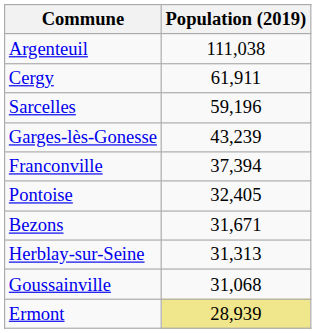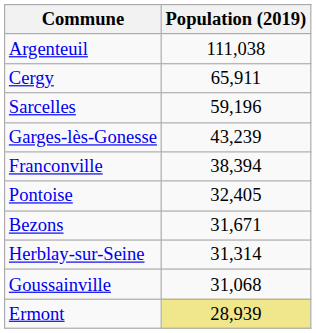(236, 78) 61,911 -> (236, 78) 65,911
(236, 166) 37,394 -> (236, 166) 38,394
(236, 254) 31,313 -> (236, 254) 31,314
